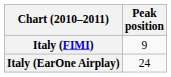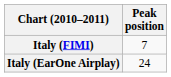(144, 44) 9 -> (144, 44) 7
